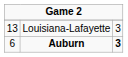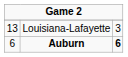(118, 44) 3 -> (118, 44) 6
